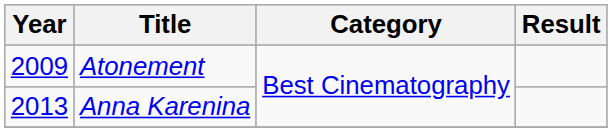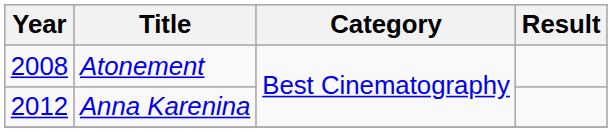(39, 65) 2009 -> (39, 65) 2008
(39, 106) 2013 -> (39, 106) 2012
